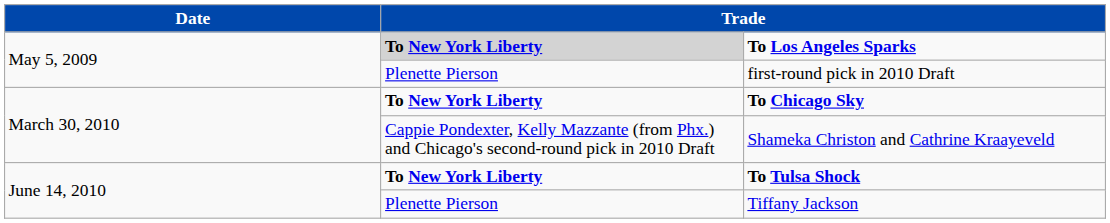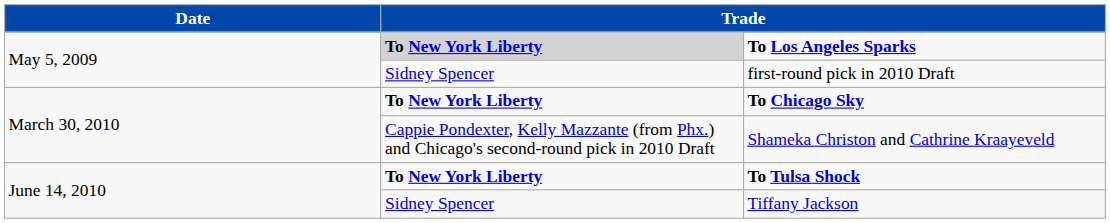(442, 73) Plenette Pierson -> (440, 73) Sidney Spencer
(442, 203) Plenette Pierson -> (440, 203) Sidney Spencer
